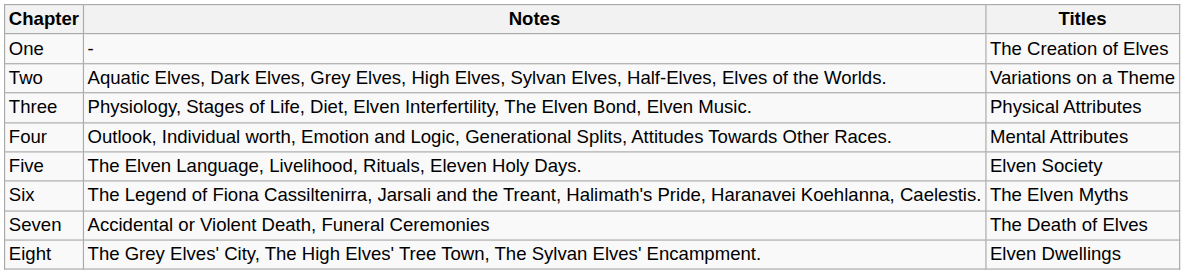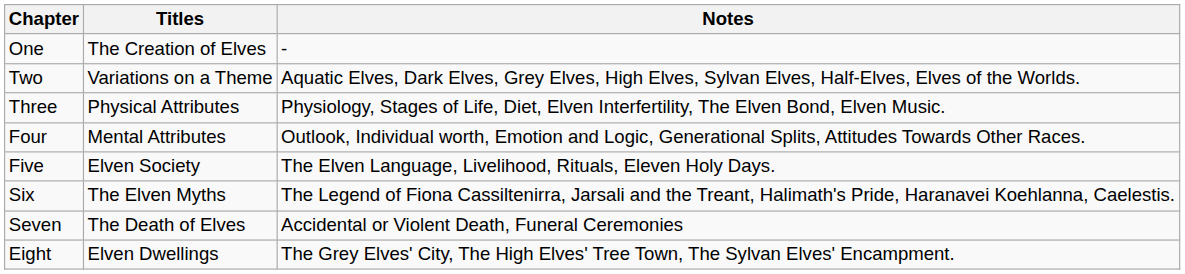columns swapped: (1082, 19) <-> (534, 19)
